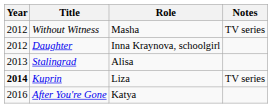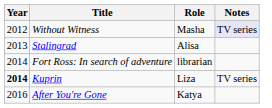(245, 29) no background -> (237, 29) lavender background
- row: (52, 45)
+ row: (102, 62)
